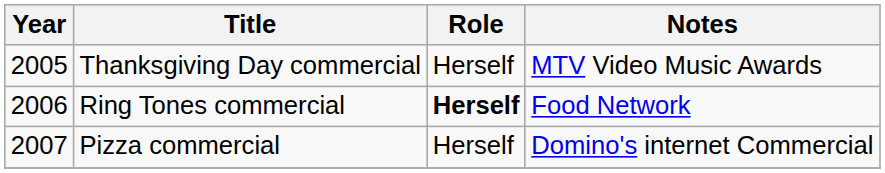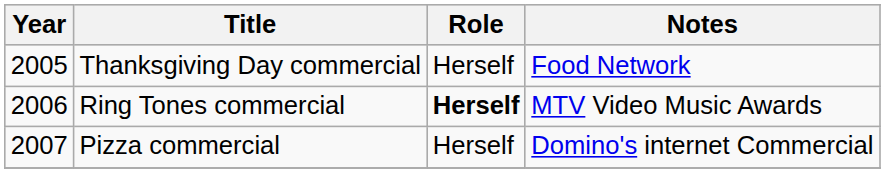(677, 65) MTV Video Music Awards -> (611, 65) Food Network
(611, 106) Food Network -> (677, 106) MTV Video Music Awards
